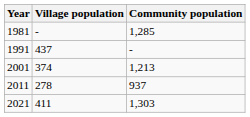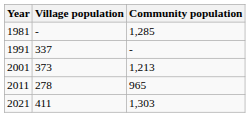(43, 49) 437 -> (43, 49) 337
(43, 67) 374 -> (43, 67) 373
(138, 85) 937 -> (138, 85) 965
